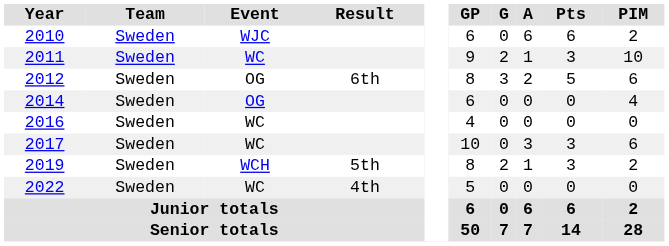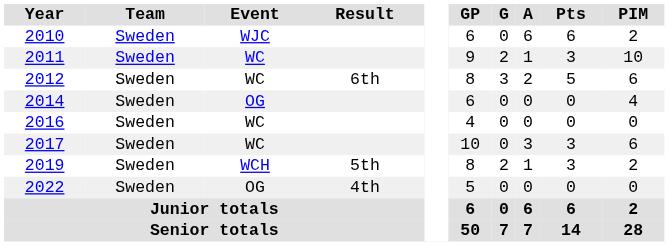(255, 80) OG -> (255, 80) WC
(255, 188) WC -> (255, 188) OG
